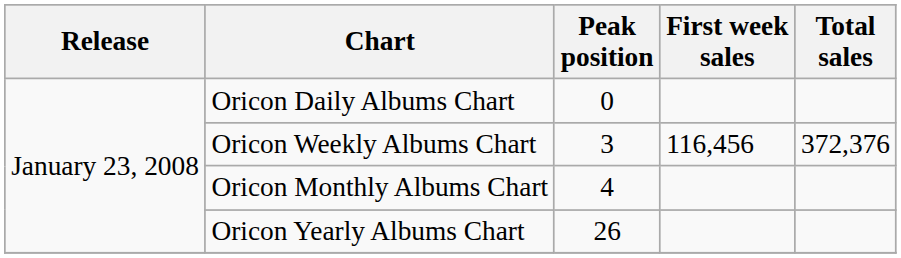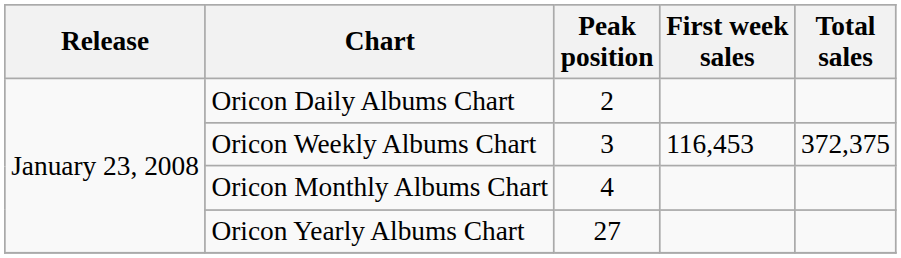(607, 100) 0 -> (607, 100) 2
(710, 143) 116,456 -> (710, 143) 116,453
(846, 143) 372,376 -> (846, 143) 372,375
(607, 230) 26 -> (607, 230) 27
